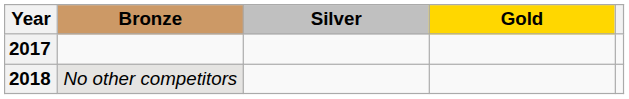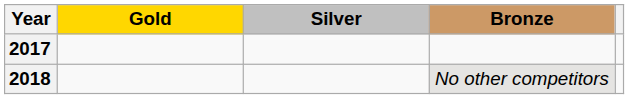columns swapped: (522, 19) <-> (150, 19)
